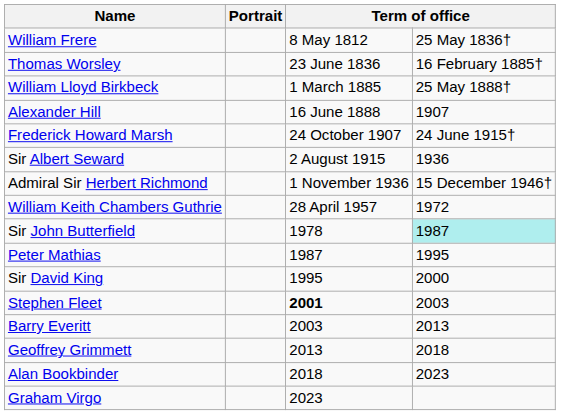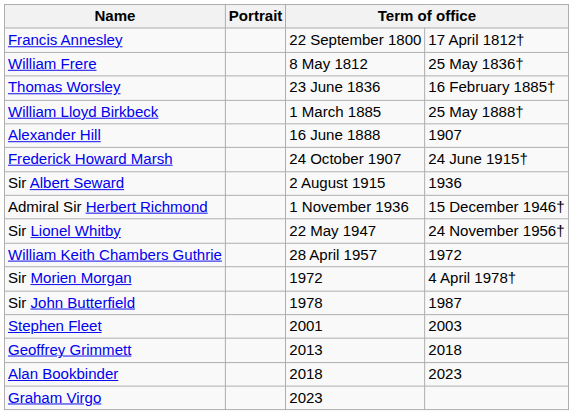+ row: (65, 40)
+ row: (64, 231)
+ row: (70, 278)
(432, 231) paleturquoise background -> (445, 302) no background
- row: (54, 254)
- row: (56, 278)
(306, 302) bold -> (306, 326) normal
- row: (49, 326)
